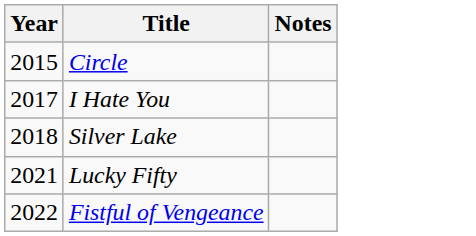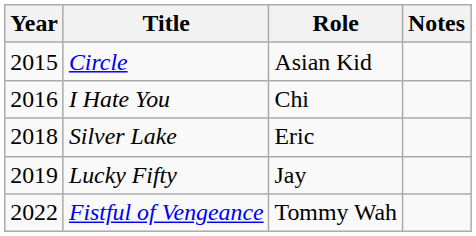+ column: (336, 23)
(34, 99) 2017 -> (34, 99) 2016
(34, 174) 2021 -> (34, 174) 2019
